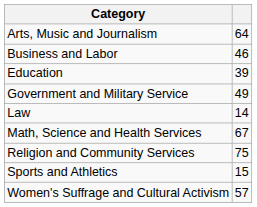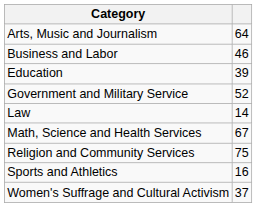(242, 93) 49 -> (242, 93) 52
(242, 172) 15 -> (242, 172) 16
(242, 192) 57 -> (242, 192) 37
